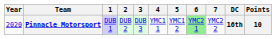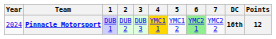(14, 25) 2020 -> (14, 25) 2024
(158, 25) no background -> (158, 25) gold background
(258, 25) 10 -> (258, 25) 12
